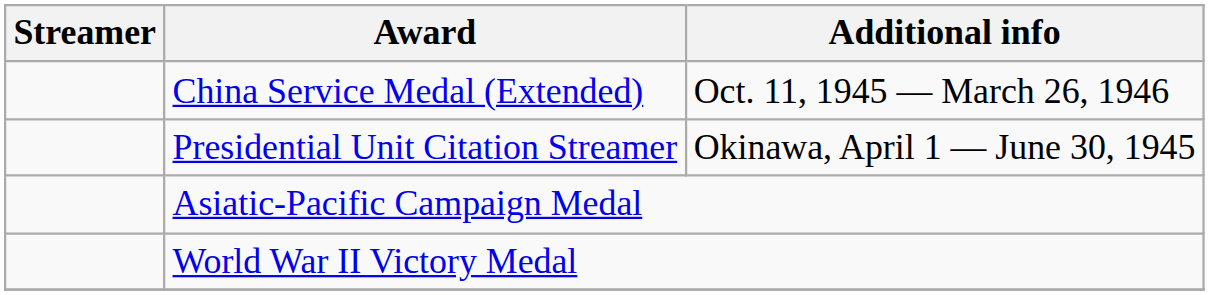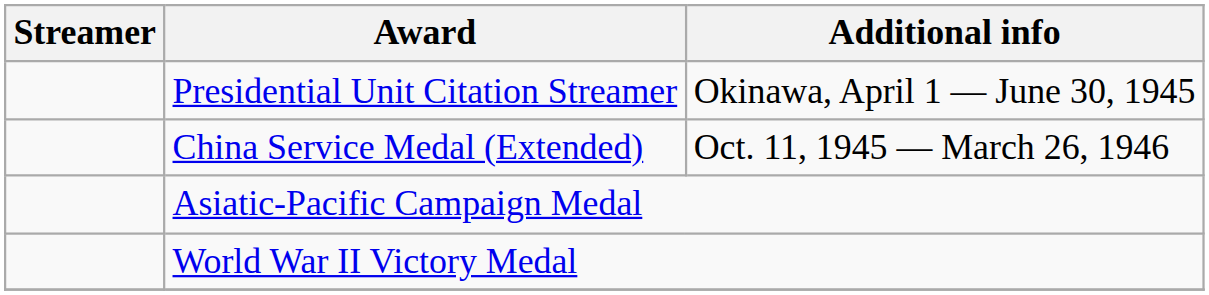rows swapped: (425, 146) <-> (408, 89)
